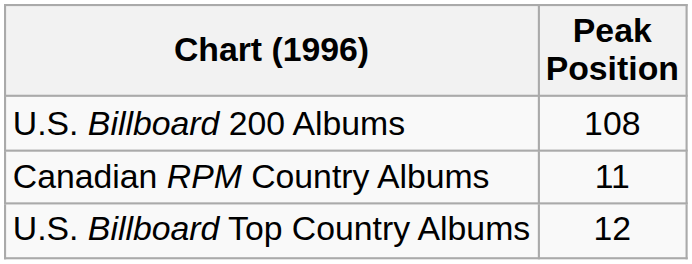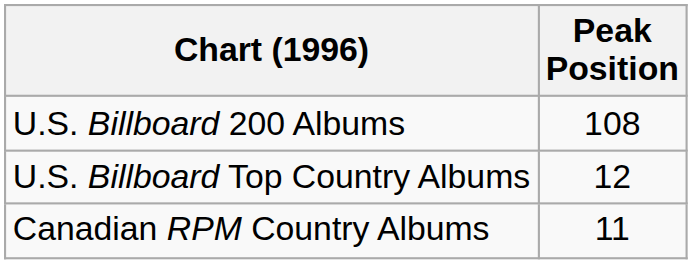rows swapped: (271, 229) <-> (251, 176)
